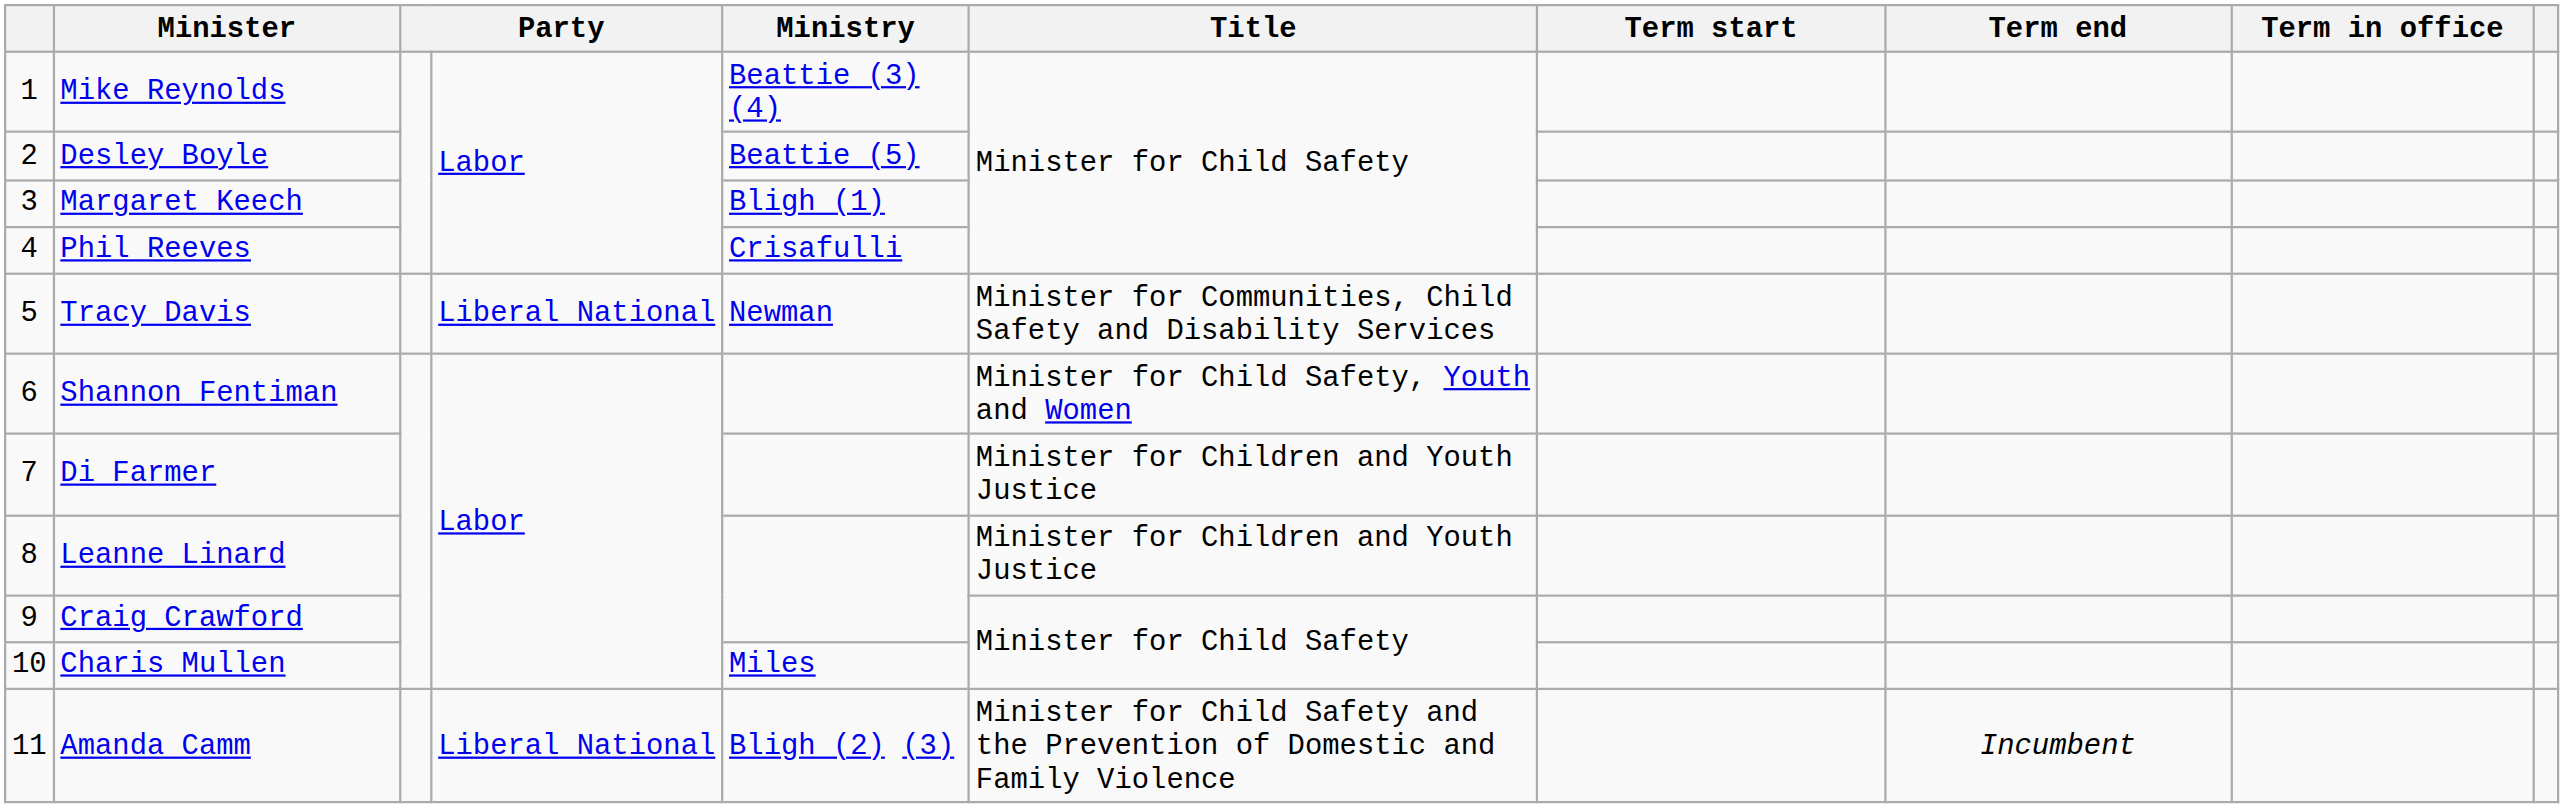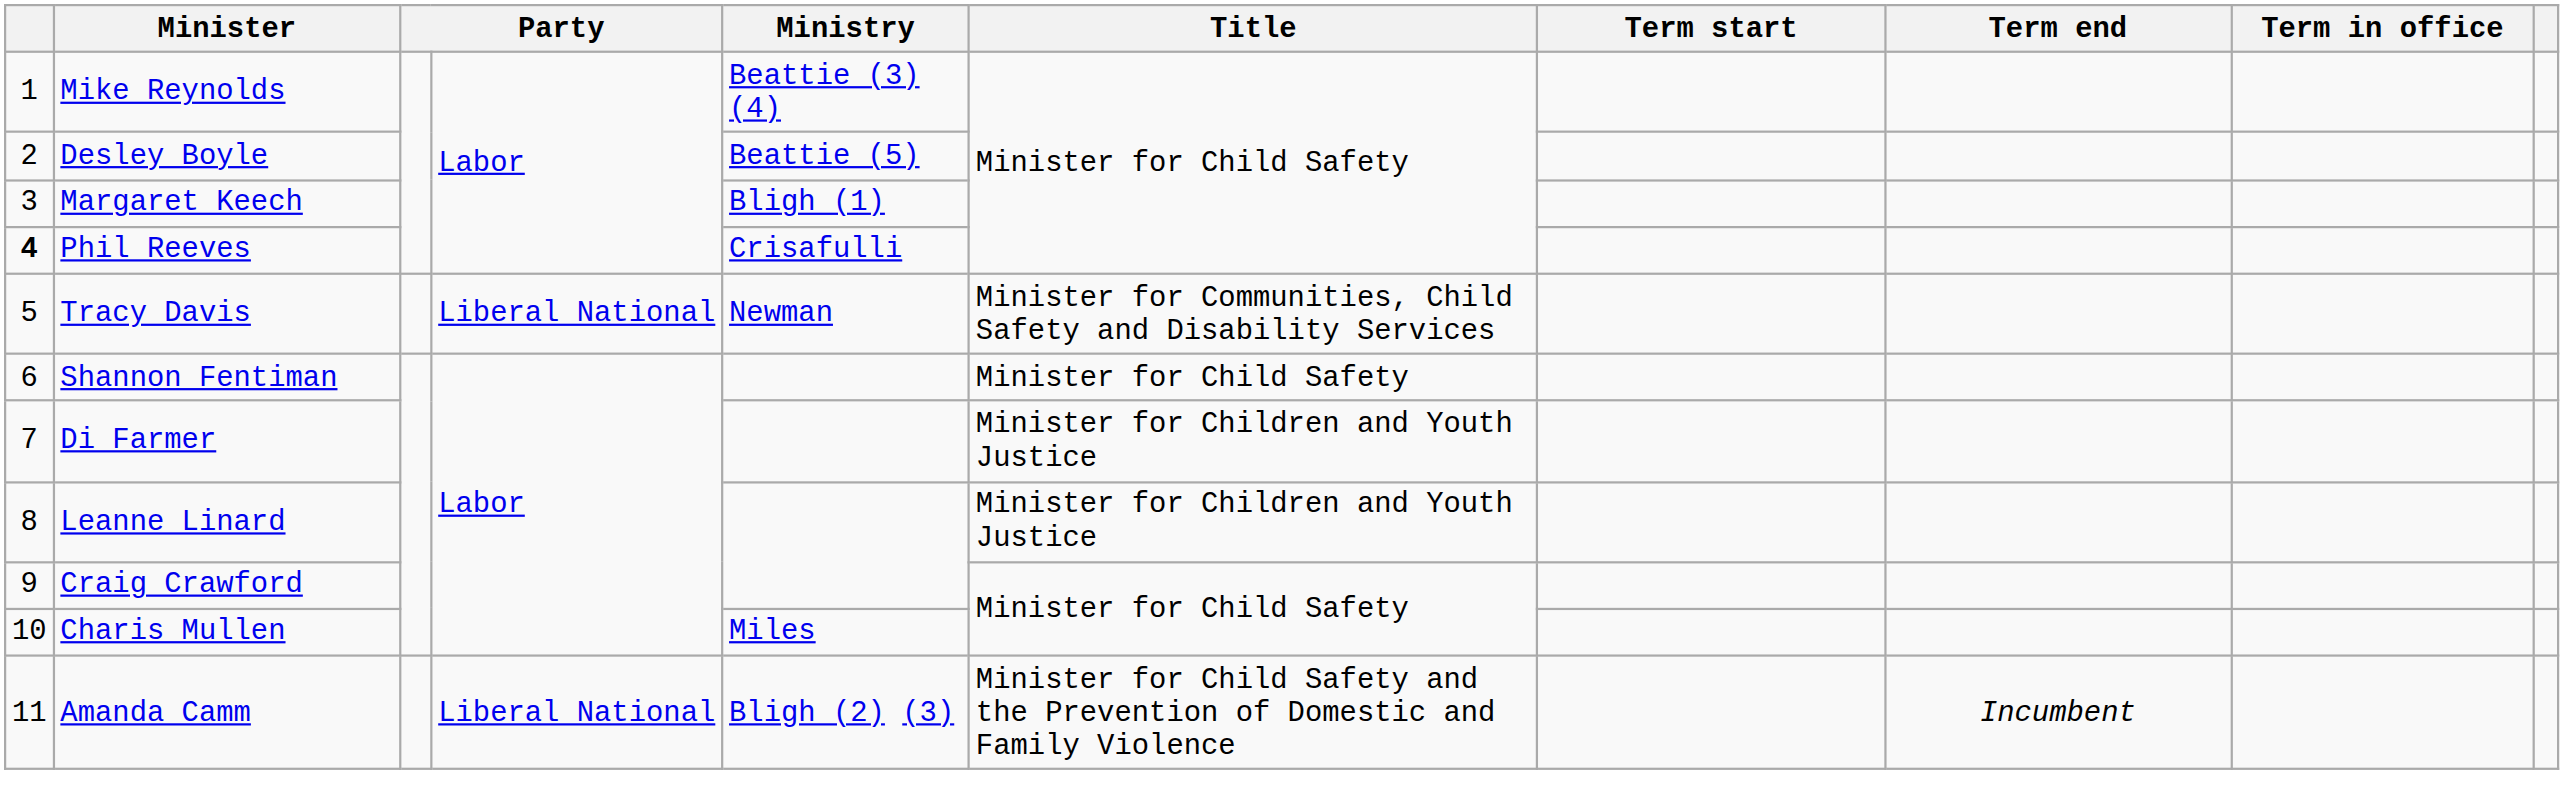(29, 250) normal -> (29, 250) bold
(1253, 394) Minister for Child Safety, Youth and Women -> (1192, 377) Minister for Child Safety
